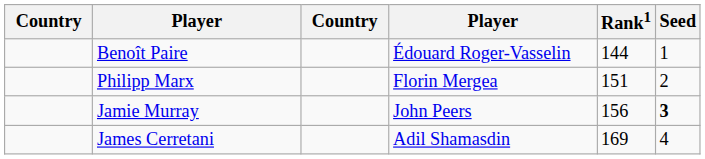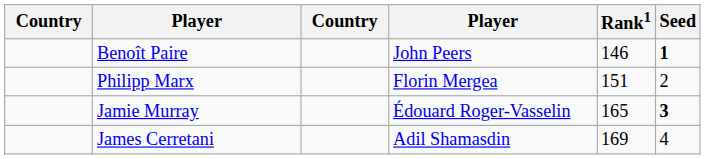(482, 52) Édouard Roger-Vasselin -> (432, 52) John Peers
(615, 52) 144 -> (615, 52) 146
(664, 52) normal -> (664, 52) bold
(432, 110) John Peers -> (482, 110) Édouard Roger-Vasselin
(615, 110) 156 -> (615, 110) 165
